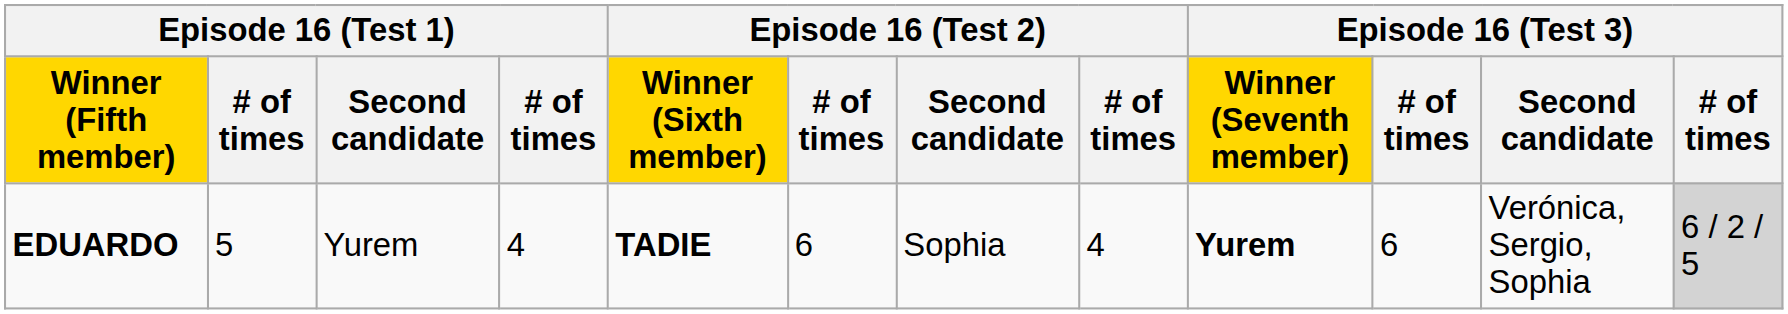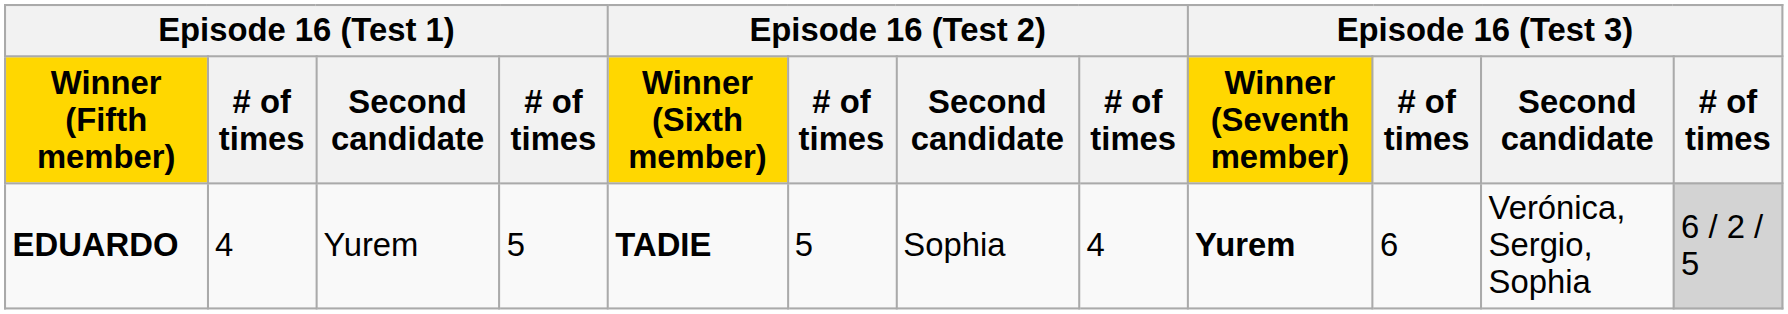(224, 245) 5 -> (224, 245) 4
(516, 245) 4 -> (516, 245) 5
(804, 245) 6 -> (804, 245) 5
